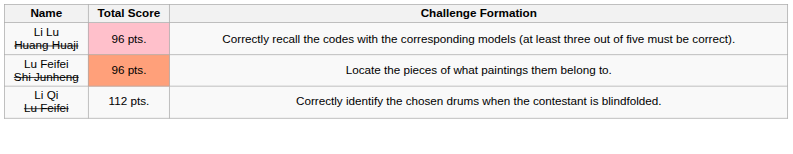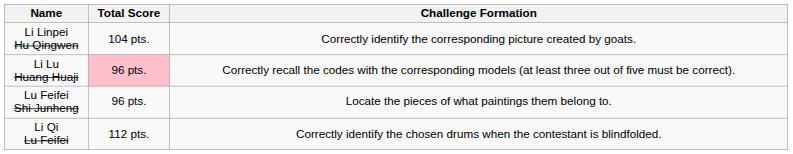+ row: (46, 38)
(129, 70) lightsalmon background -> (129, 102) no background
